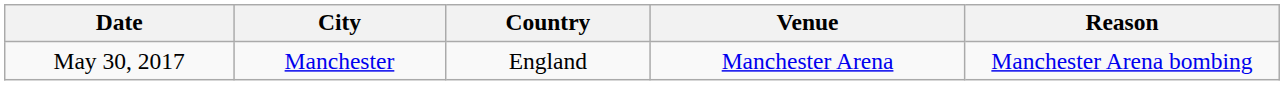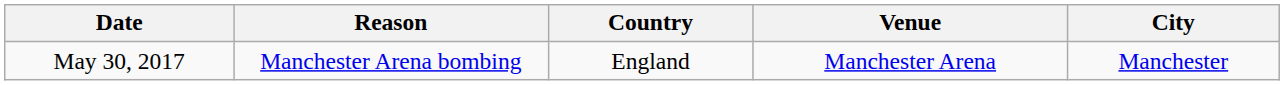columns swapped: (339, 23) <-> (1122, 23)
